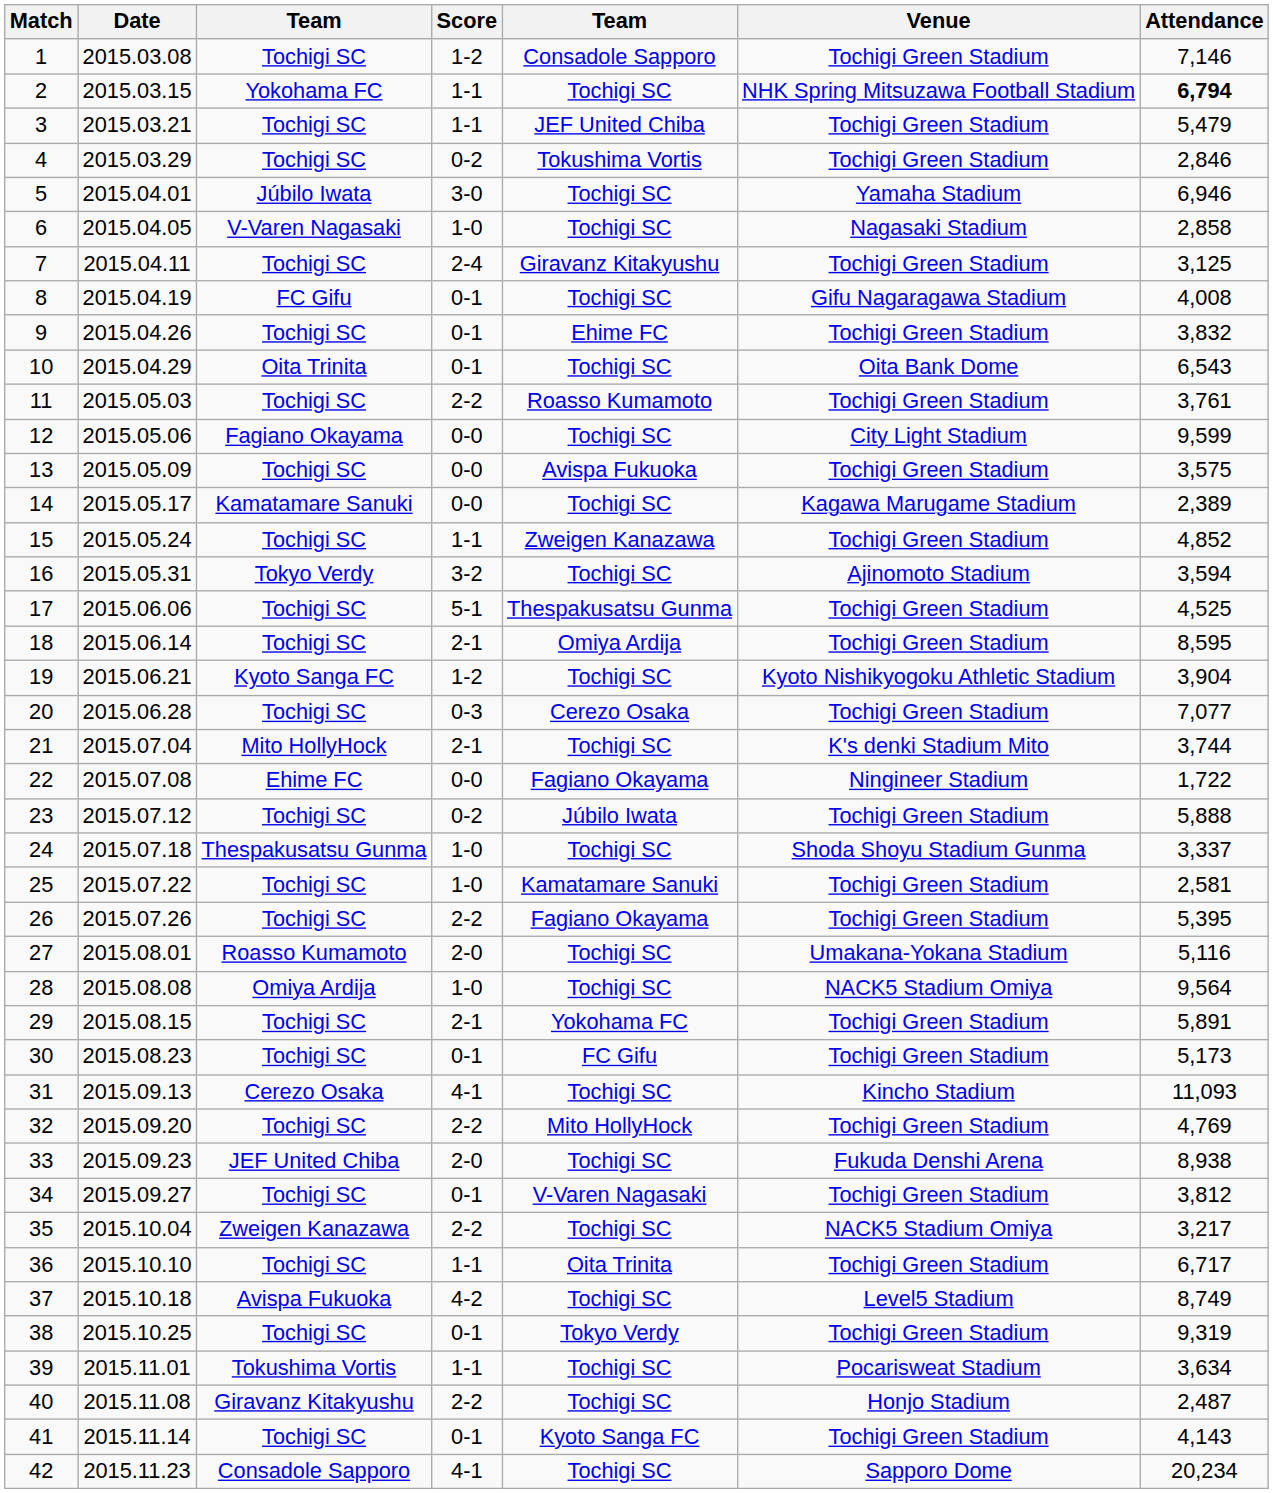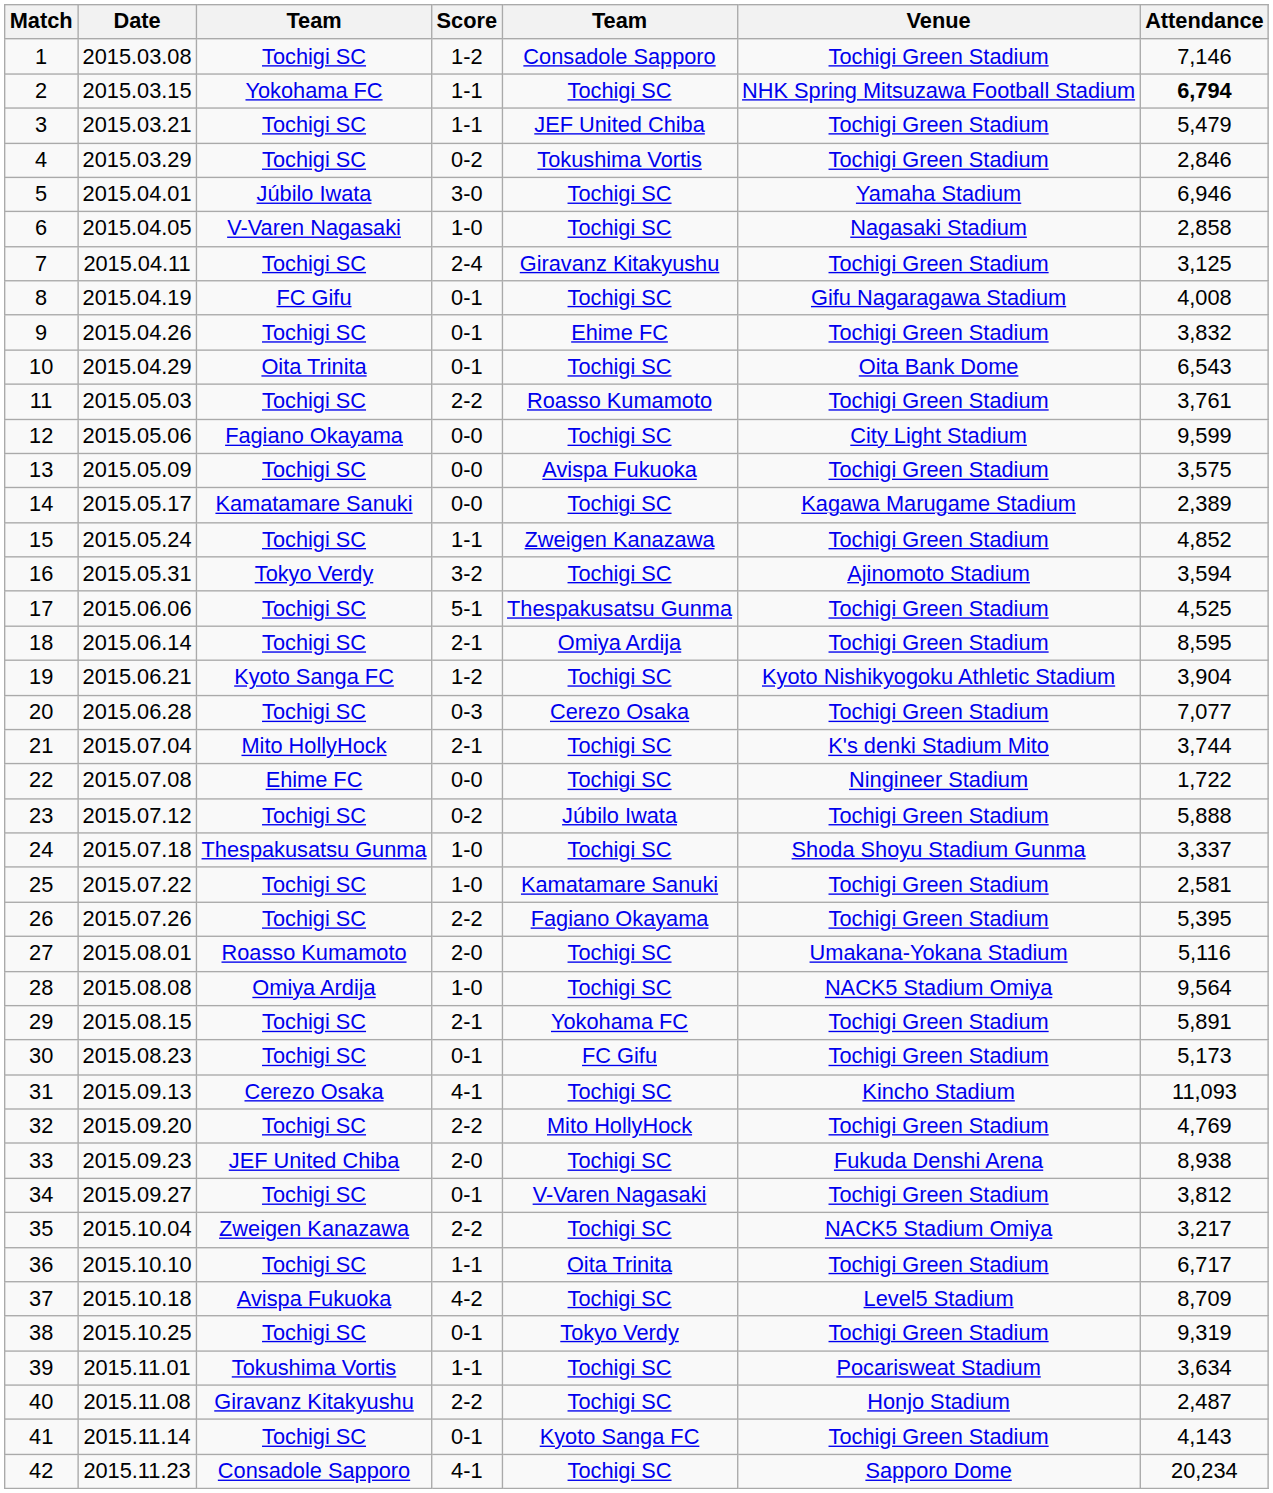(620, 780) Fagiano Okayama -> (620, 780) Tochigi SC
(1204, 1298) 8,749 -> (1204, 1298) 8,709
